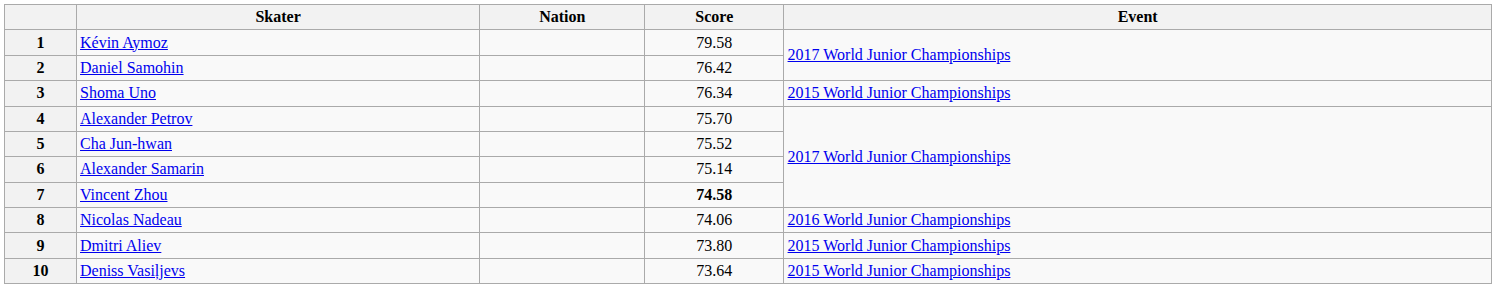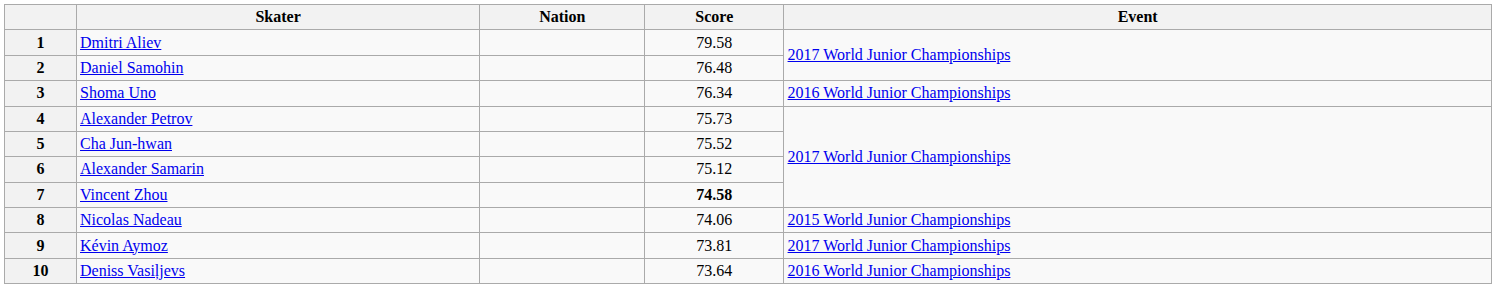(124, 42) Kévin Aymoz -> (121, 42) Dmitri Aliev
(714, 67) 76.42 -> (714, 67) 76.48
(899, 93) 2015 World Junior Championships -> (899, 93) 2016 World Junior Championships
(714, 118) 75.70 -> (714, 118) 75.73
(714, 169) 75.14 -> (714, 169) 75.12
(899, 220) 2016 World Junior Championships -> (899, 220) 2015 World Junior Championships
(121, 245) Dmitri Aliev -> (124, 245) Kévin Aymoz
(714, 245) 73.80 -> (714, 245) 73.81
(899, 245) 2015 World Junior Championships -> (899, 245) 2017 World Junior Championships
(899, 270) 2015 World Junior Championships -> (899, 270) 2016 World Junior Championships
